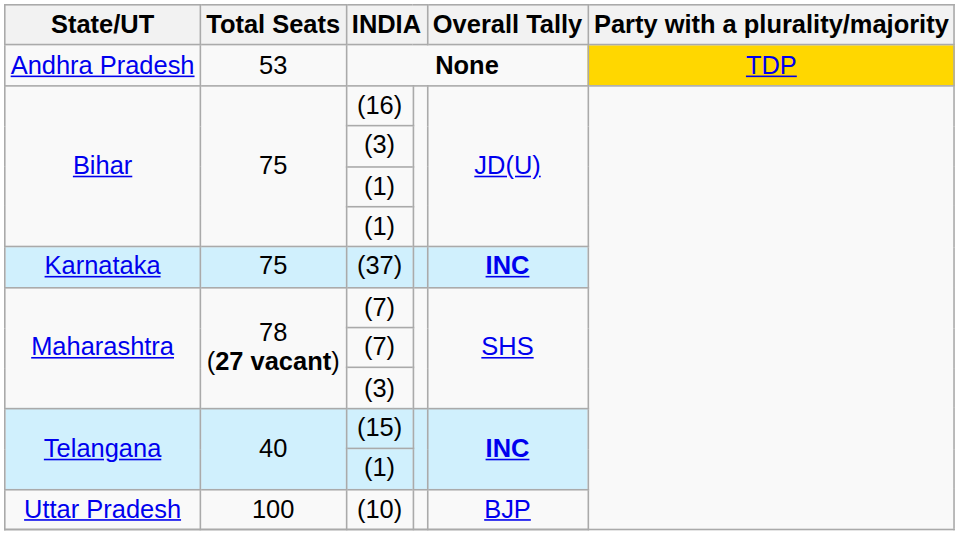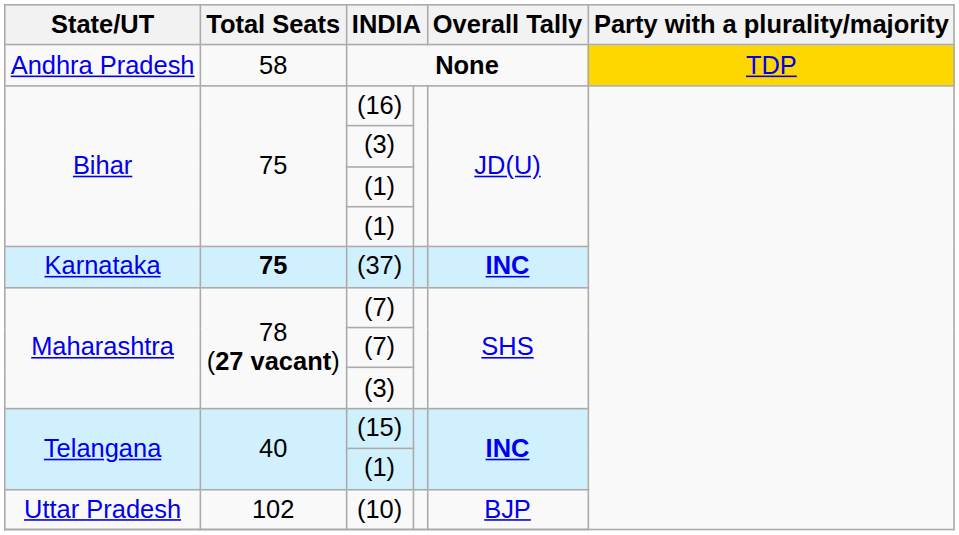(273, 65) 53 -> (273, 65) 58
(273, 266) normal -> (273, 266) bold
(273, 508) 100 -> (273, 508) 102
